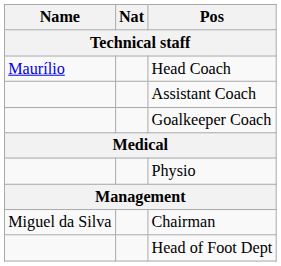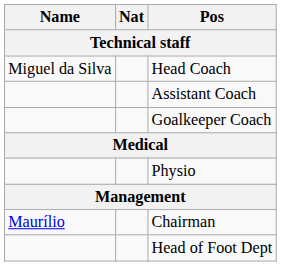(37, 68) Maurílio -> (60, 68) Miguel da Silva
(60, 222) Miguel da Silva -> (37, 222) Maurílio
